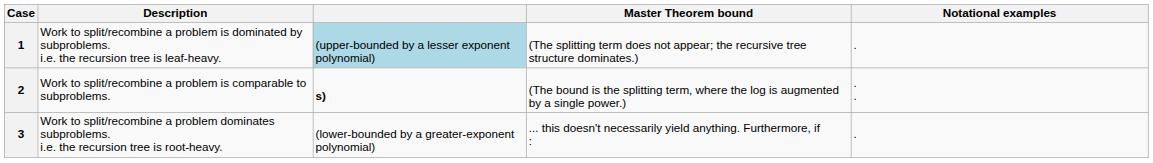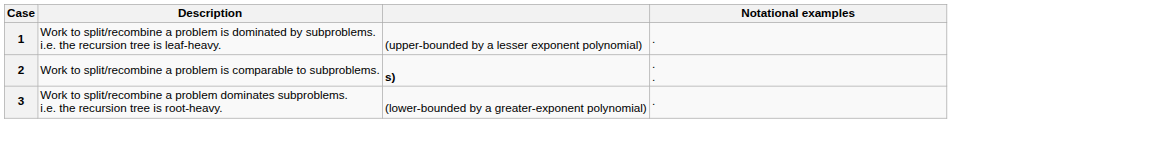- column: (688, 13)
(413, 51) lightblue background -> (514, 45) no background
